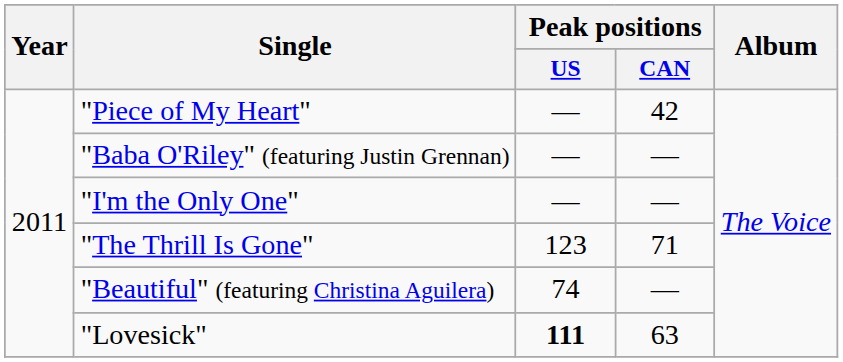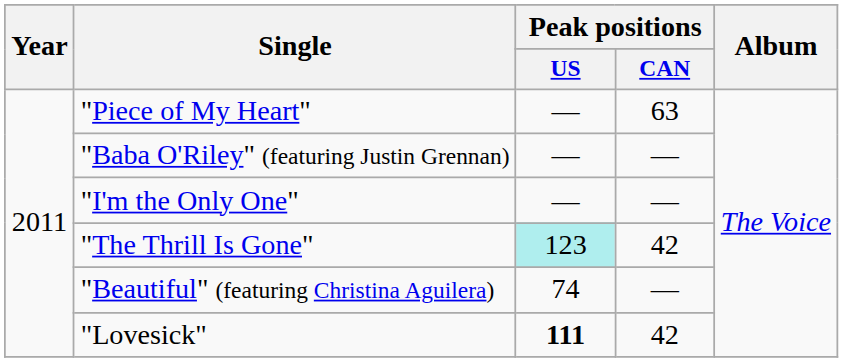(665, 110) 42 -> (665, 110) 63
(566, 244) no background -> (566, 244) paleturquoise background
(665, 244) 71 -> (665, 244) 42
(665, 334) 63 -> (665, 334) 42
